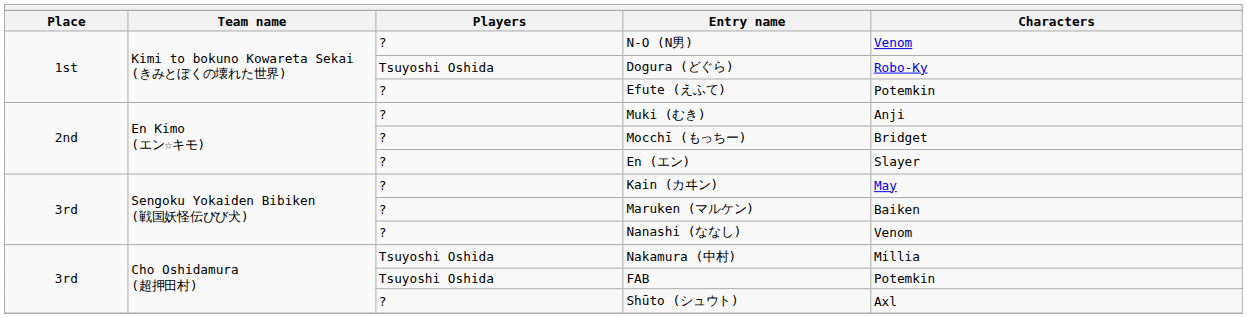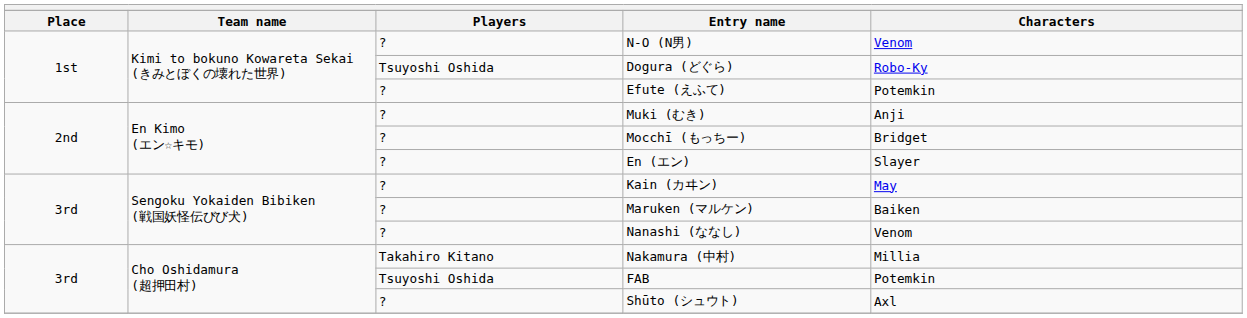(436, 257) Tsuyoshi Oshida -> (436, 257) Takahiro Kitano
